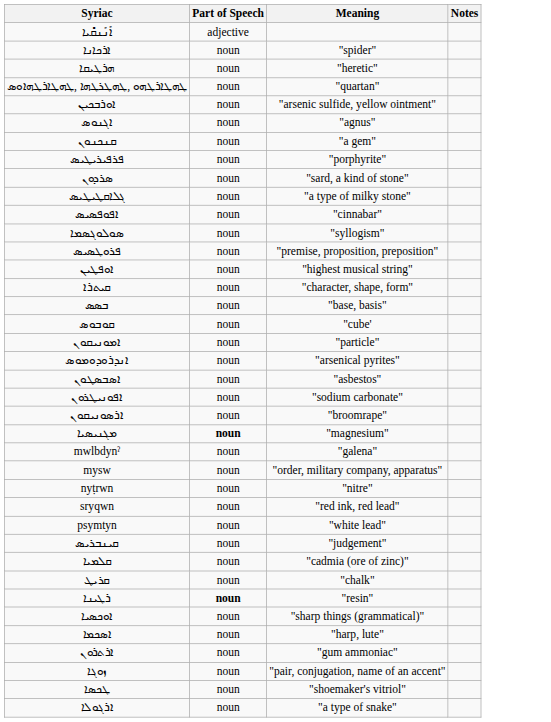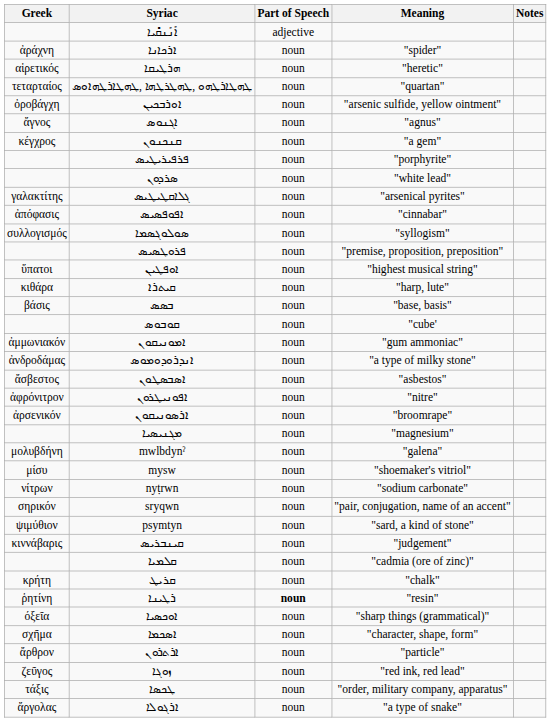+ column: (37, 13)
(357, 178) "sard, a kind of stone" -> (422, 178) "white lead"
(357, 196) "a type of milky stone" -> (422, 196) "arsenical pyrites"
(357, 287) "character, shape, form" -> (422, 287) "harp, lute"
(357, 342) "particle" -> (422, 342) "gum ammoniac"
(357, 360) "arsenical pyrites" -> (422, 360) "a type of milky stone"
(357, 397) "sodium carbonate" -> (422, 397) "nitre"
(228, 433) bold -> (293, 433) normal
(357, 470) "order, military company, apparatus" -> (422, 470) "shoemaker's vitriol"
(357, 488) "nitre" -> (422, 488) "sodium carbonate"
(357, 506) "red ink, red lead" -> (422, 506) "pair, conjugation, name of an accent"
(357, 525) "white lead" -> (422, 525) "sard, a kind of stone"
(357, 634) "harp, lute" -> (422, 634) "character, shape, form"
(357, 653) "gum ammoniac" -> (422, 653) "particle"
(357, 671) "pair, conjugation, name of an accent" -> (422, 671) "red ink, red lead"
(357, 689) "shoemaker's vitriol" -> (422, 689) "order, military company, apparatus"
